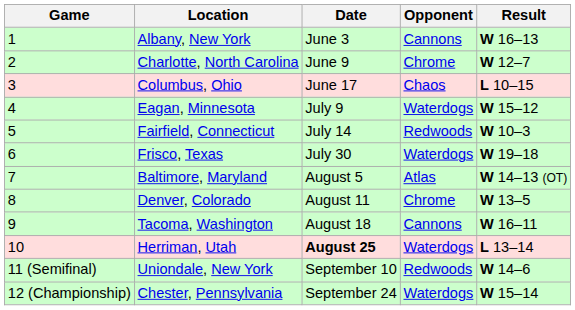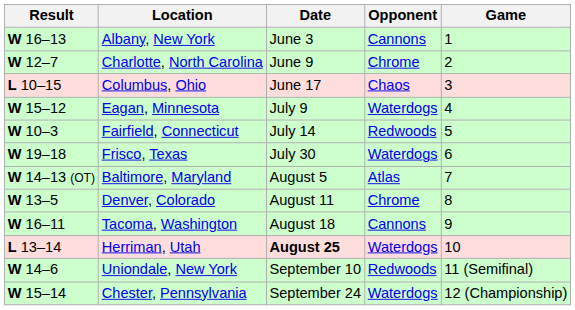columns swapped: (69, 16) <-> (524, 16)
